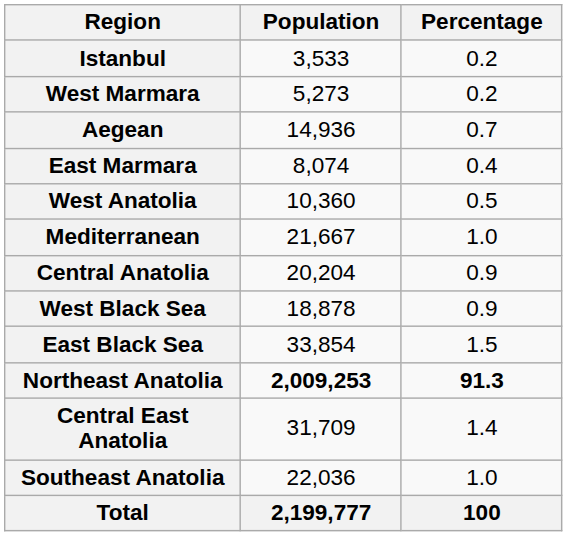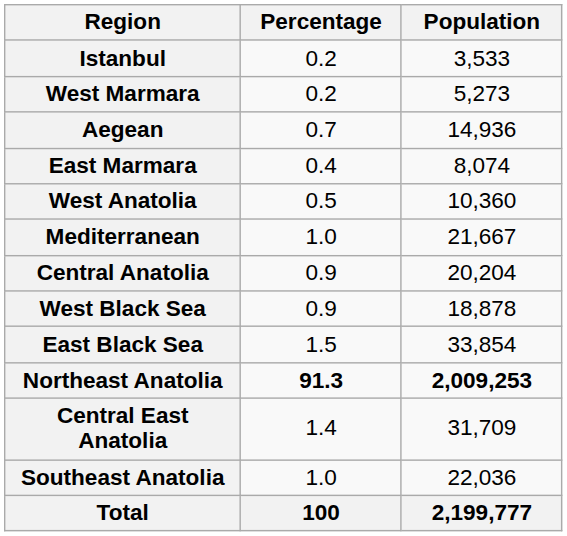columns swapped: (321, 22) <-> (482, 22)
